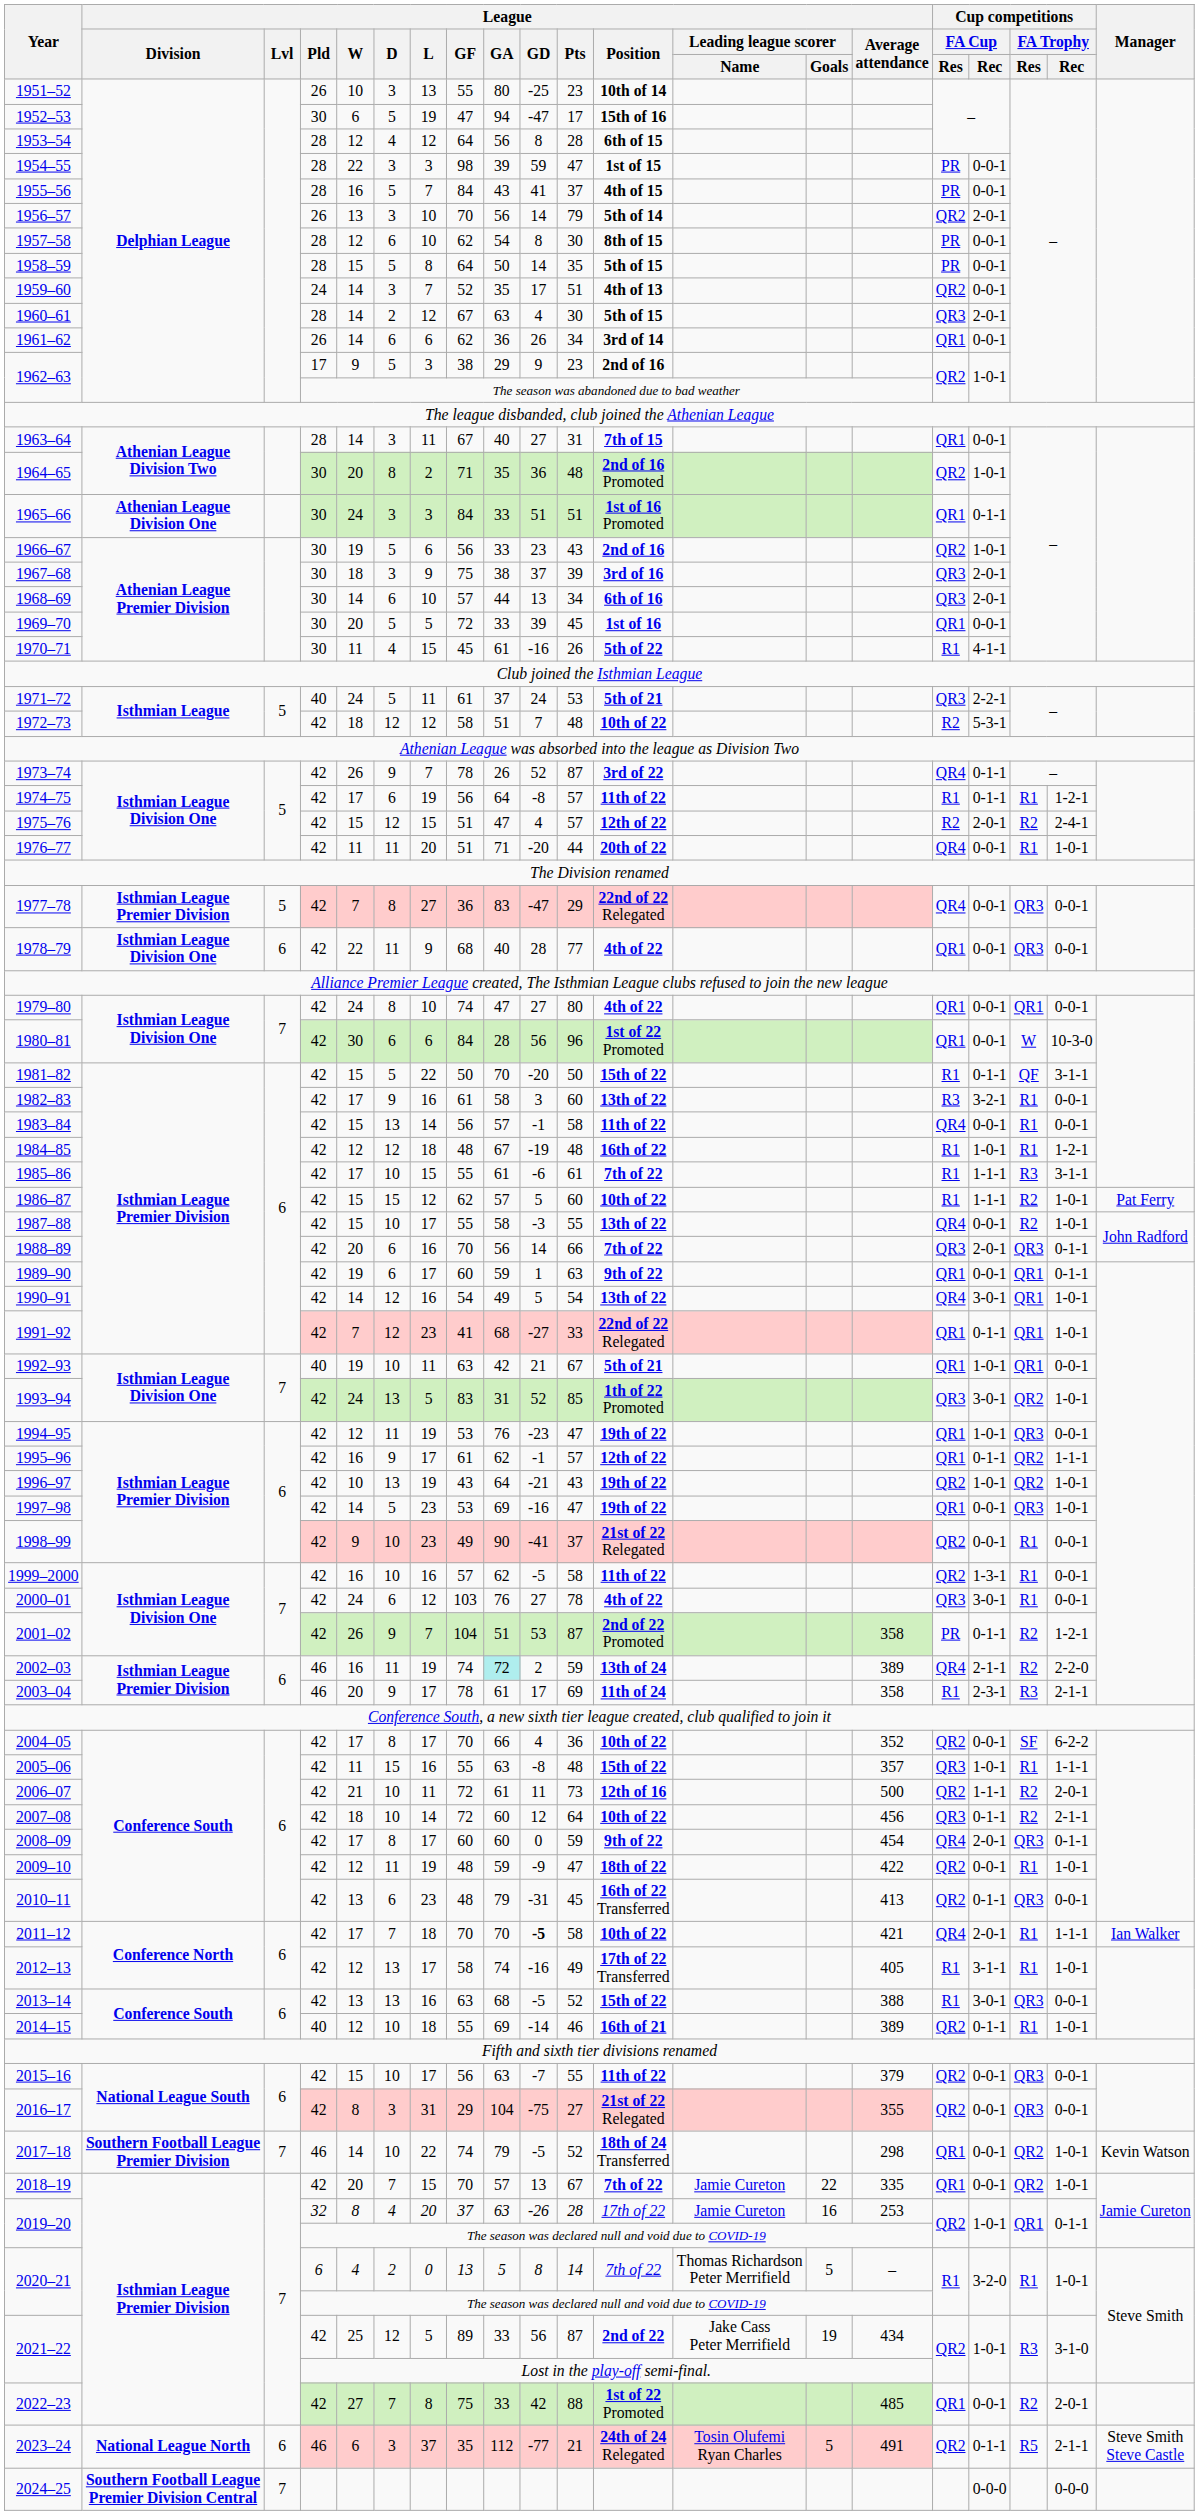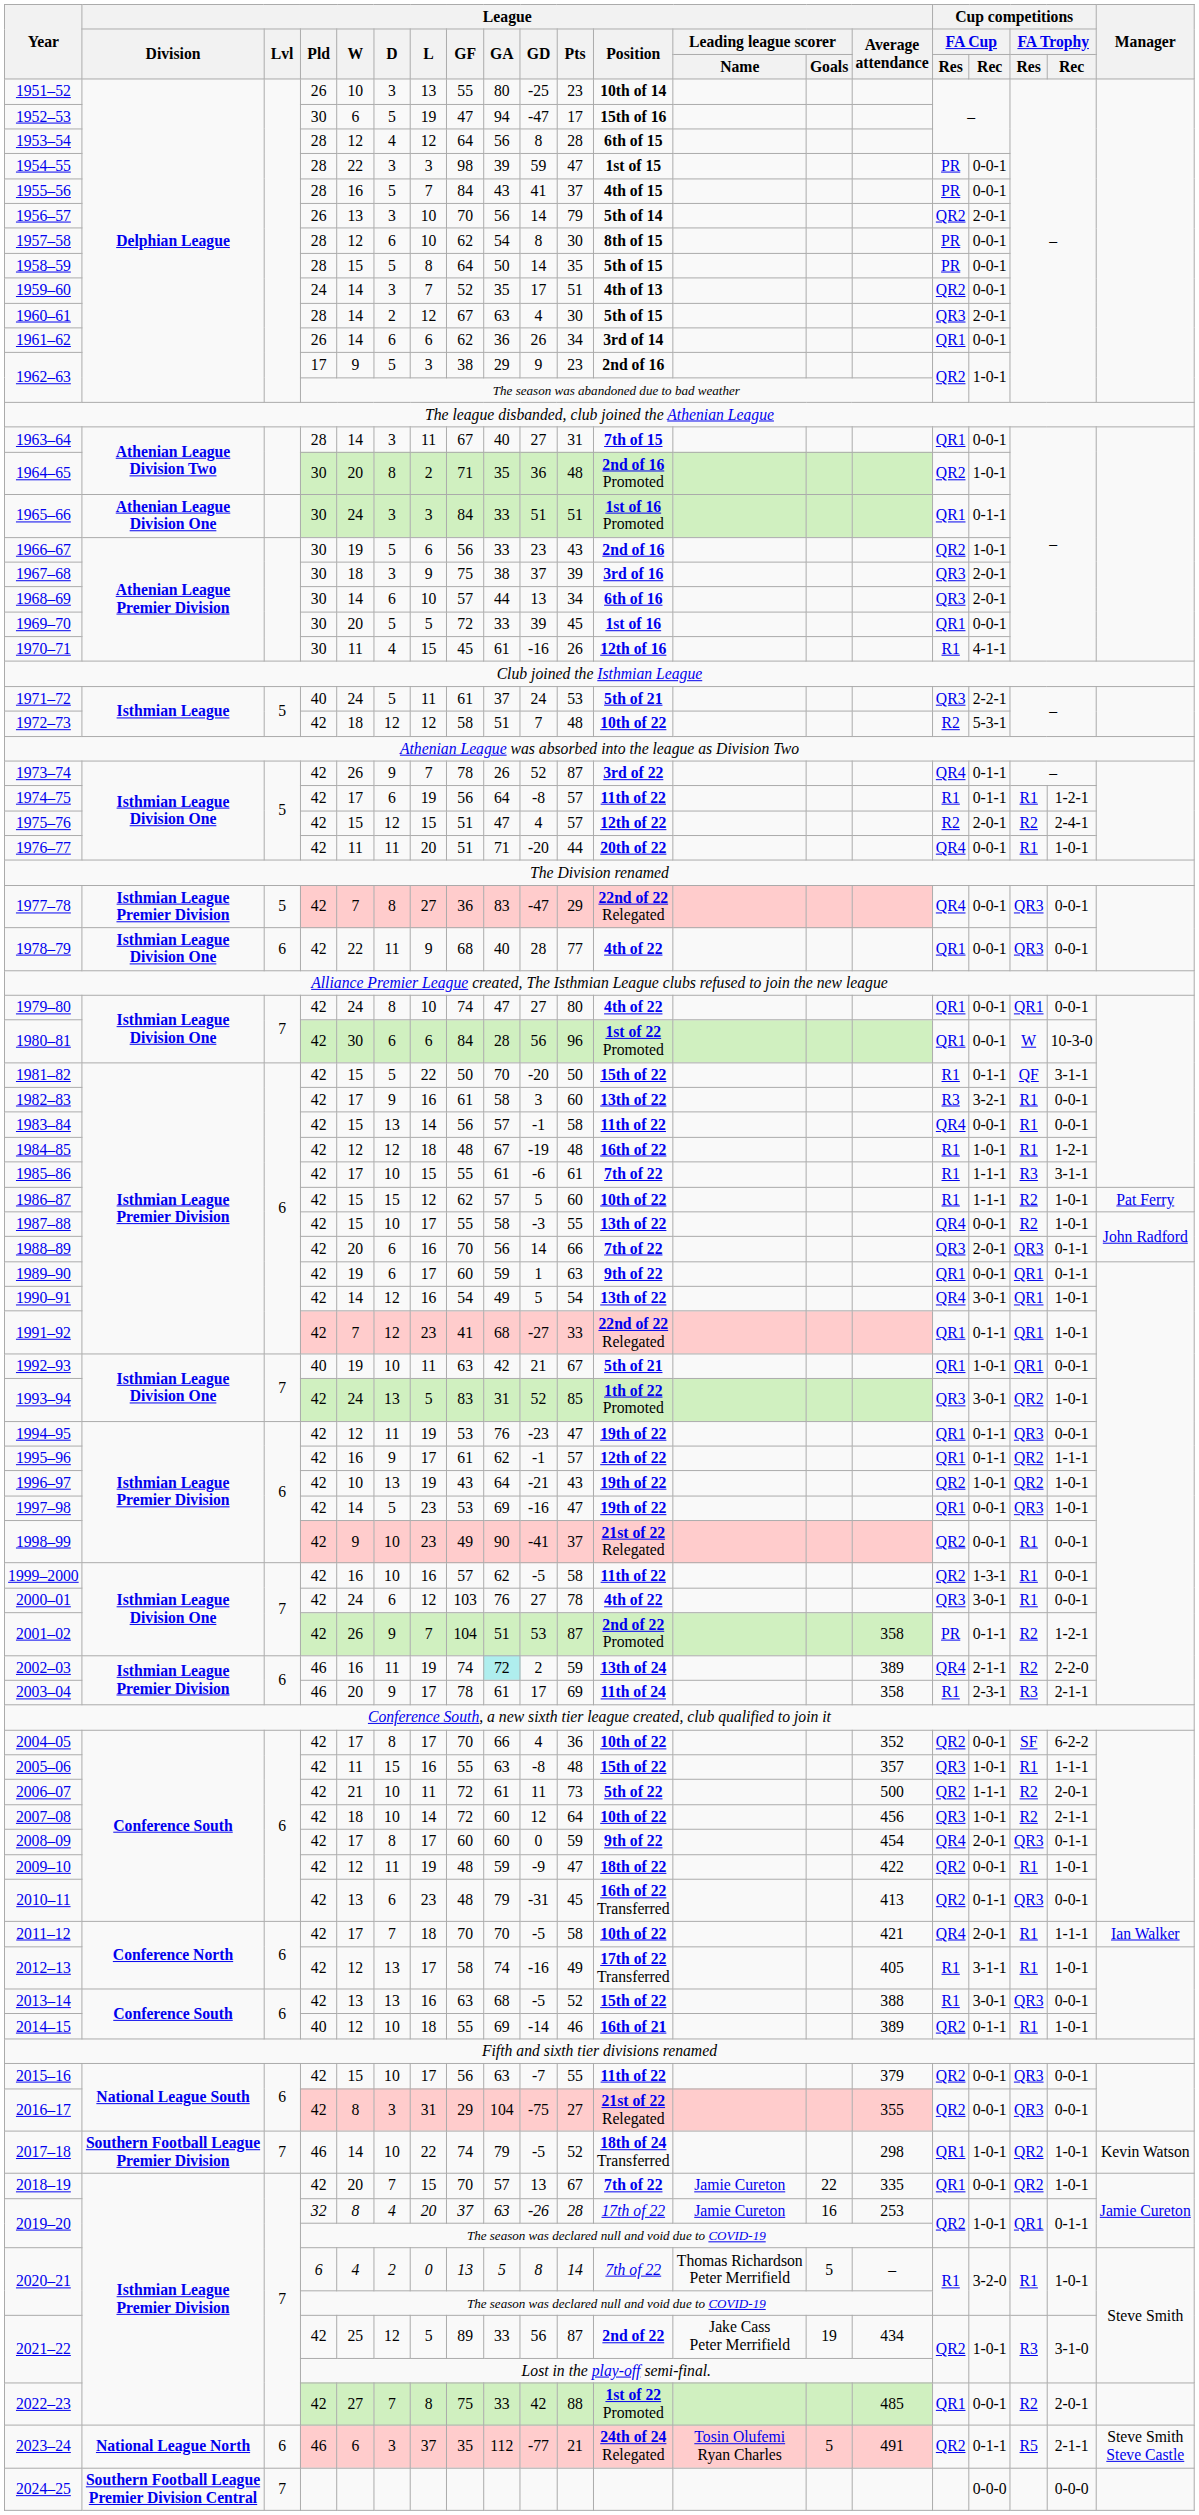(633, 649) 5th of 22 -> (633, 649) 12th of 16
(990, 1433) 1-0-1 -> (990, 1433) 0-1-1
(633, 1792) 12th of 16 -> (633, 1792) 5th of 22
(990, 1816) 0-1-1 -> (990, 1816) 1-0-1
(538, 1934) bold -> (538, 1934) normal
(990, 2152) 0-0-1 -> (990, 2152) 1-0-1
